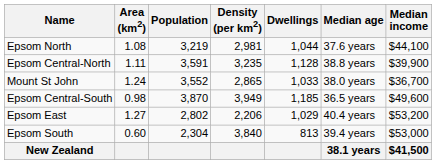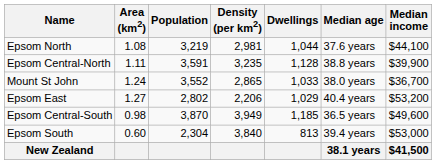rows swapped: (60, 98) <-> (37, 116)
